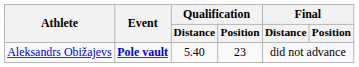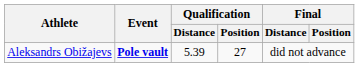(194, 53) 5.40 -> (194, 53) 5.39
(240, 53) 23 -> (240, 53) 27
